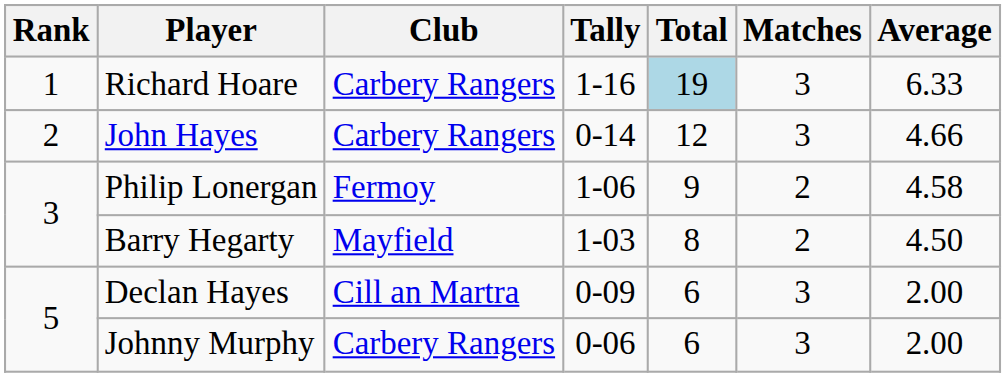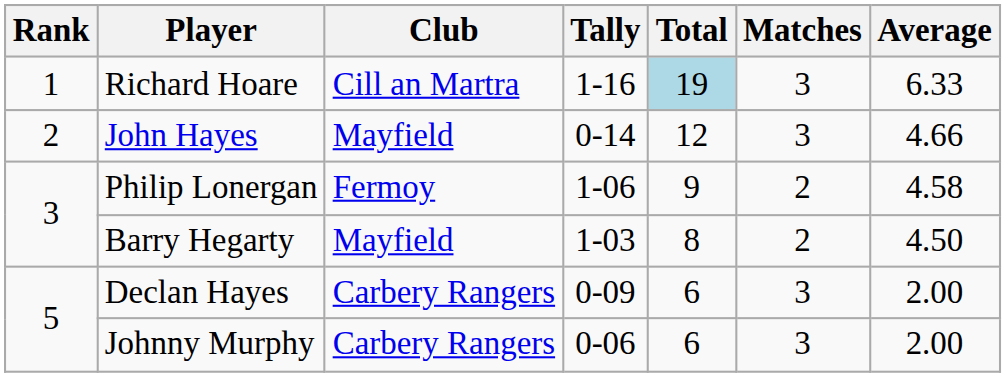(444, 82) Carbery Rangers -> (426, 82) Cill an Martra
(444, 135) Carbery Rangers -> (393, 135) Mayfield
(426, 291) Cill an Martra -> (444, 291) Carbery Rangers
